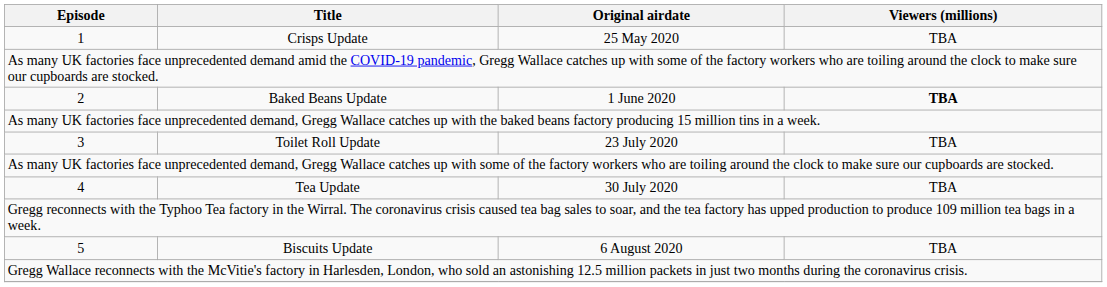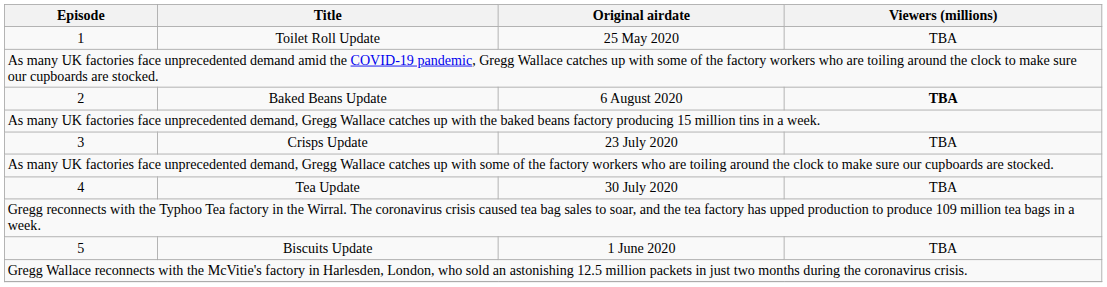(328, 37) Crisps Update -> (328, 37) Toilet Roll Update
(641, 98) 1 June 2020 -> (641, 98) 6 August 2020
(328, 143) Toilet Roll Update -> (328, 143) Crisps Update
(641, 248) 6 August 2020 -> (641, 248) 1 June 2020
